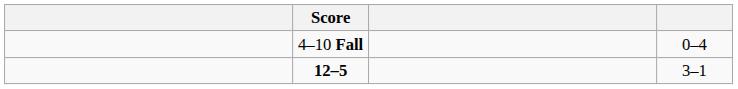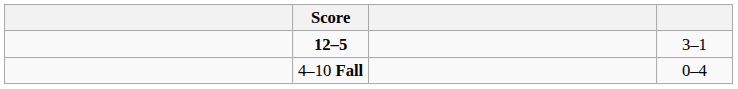rows swapped: (331, 44) <-> (331, 70)
